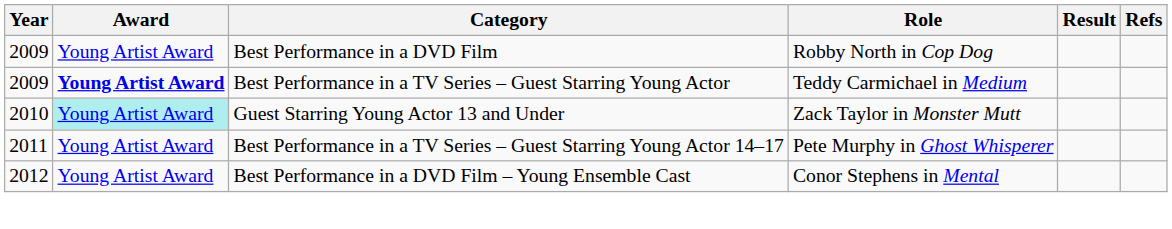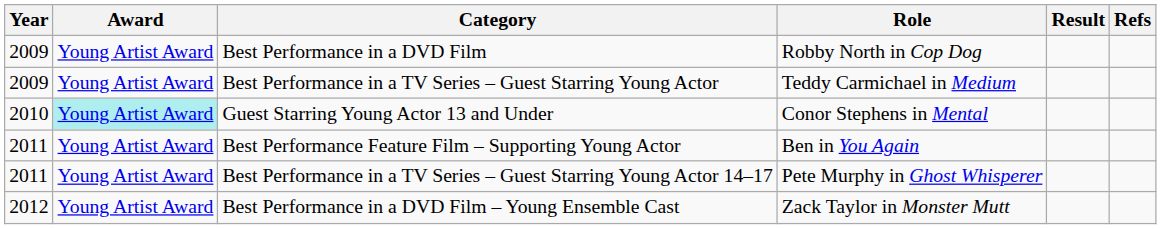(141, 82) bold -> (136, 82) normal
(907, 113) Zack Taylor in Monster Mutt -> (885, 113) Conor Stephens in Mental
+ row: (452, 144)
(896, 176) Conor Stephens in Mental -> (896, 207) Zack Taylor in Monster Mutt
